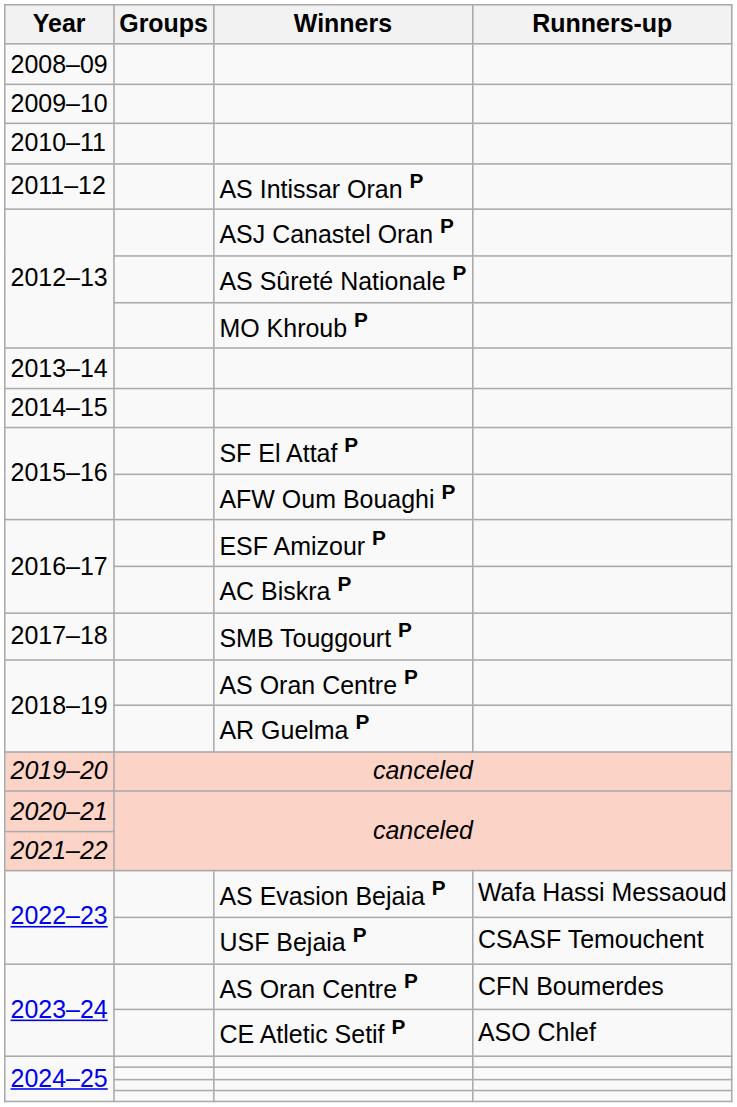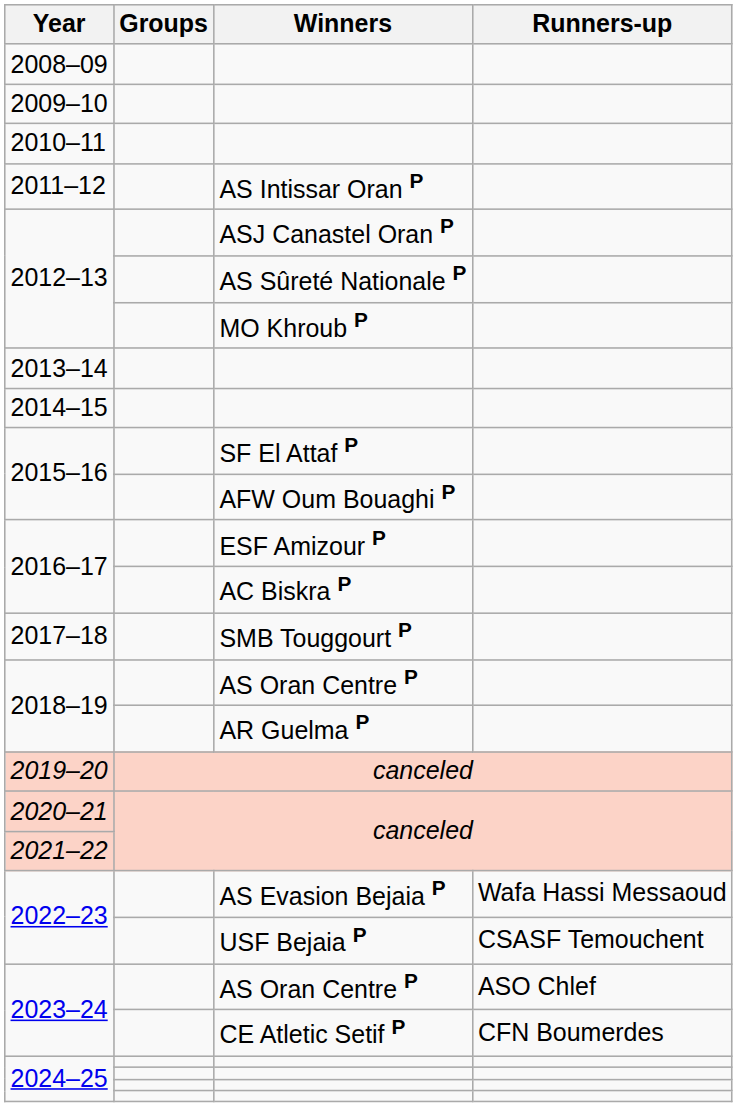(571, 986) CFN Boumerdes -> (537, 986) ASO Chlef
(537, 1032) ASO Chlef -> (571, 1032) CFN Boumerdes
